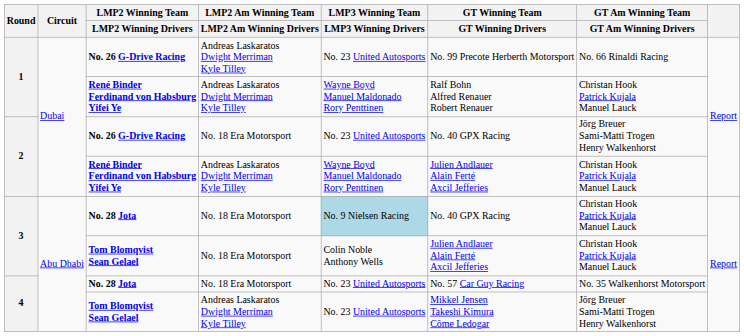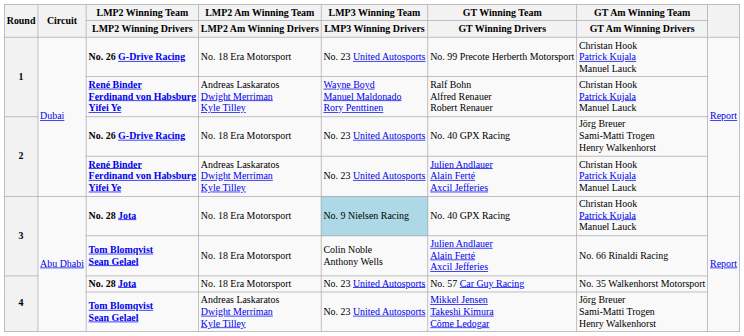(240, 56) Andreas Laskaratos Dwight Merriman Kyle Tilley -> (246, 56) No. 18 Era Motorsport
(624, 56) No. 66 Rinaldi Racing -> (608, 56) Christan Hook Patrick Kujala Manuel Lauck
(362, 175) Wayne Boyd Manuel Maldonado Rory Penttinen -> (374, 175) No. 23 United Autosports
(608, 255) Christan Hook Patrick Kujala Manuel Lauck -> (624, 255) No. 66 Rinaldi Racing
